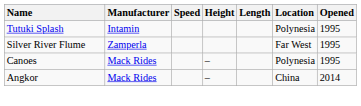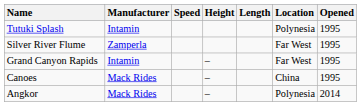+ row: (52, 61)
(295, 61) Polynesia -> (287, 77) China
(287, 77) China -> (295, 93) Polynesia
